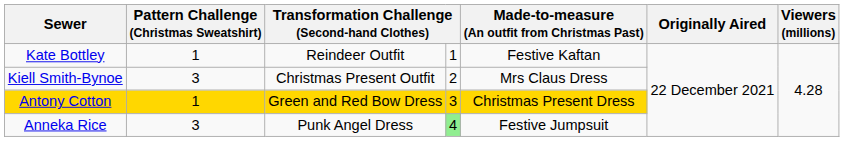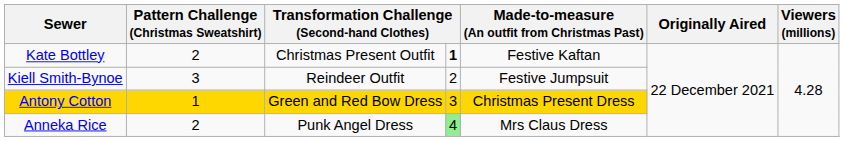(195, 55) 1 -> (195, 55) 2
(355, 55) Reindeer Outfit -> (355, 55) Christmas Present Outfit
(453, 55) normal -> (453, 55) bold
(355, 78) Christmas Present Outfit -> (355, 78) Reindeer Outfit
(554, 78) Mrs Claus Dress -> (554, 78) Festive Jumpsuit
(195, 124) 3 -> (195, 124) 2
(554, 124) Festive Jumpsuit -> (554, 124) Mrs Claus Dress
